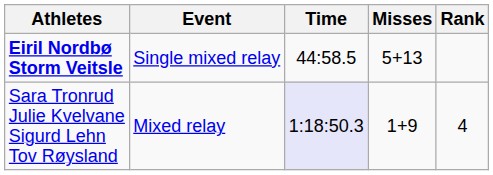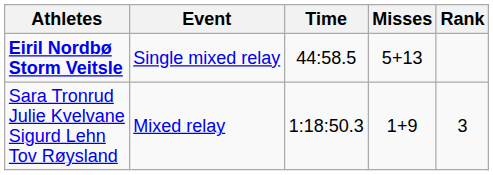(326, 126) lavender background -> (326, 126) no background
(463, 126) 4 -> (463, 126) 3
